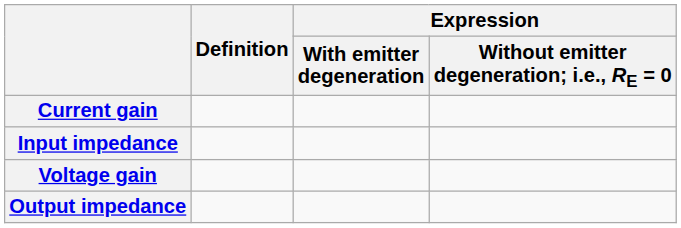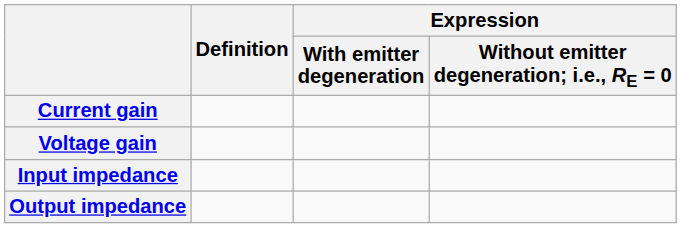rows swapped: (98, 175) <-> (98, 143)
